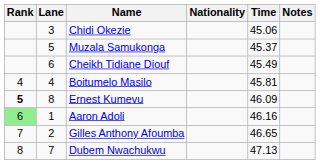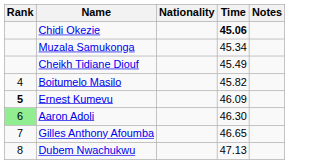- column: (51, 13)
(264, 30) normal -> (233, 30) bold
(264, 47) 45.37 -> (233, 47) 45.34
(264, 82) 45.81 -> (233, 82) 45.82
(264, 116) 46.16 -> (233, 116) 46.30
